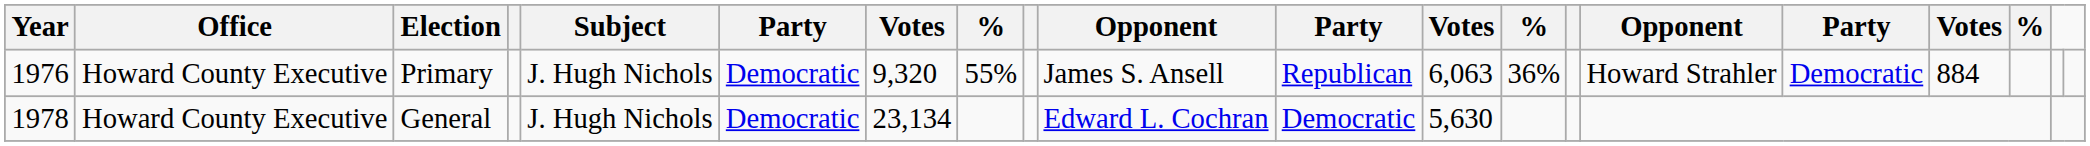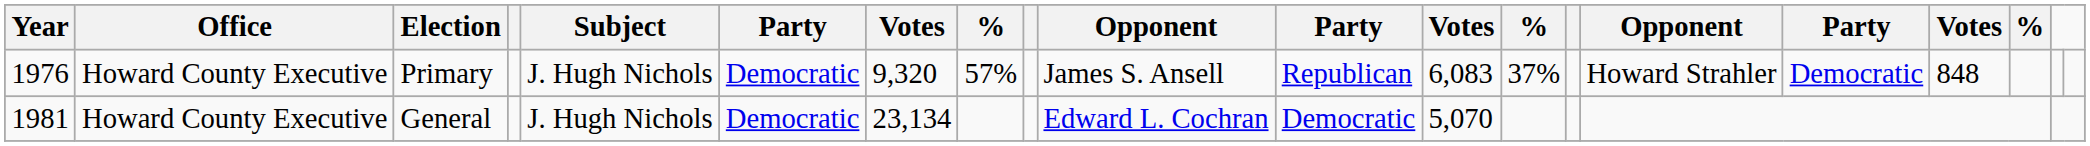(991, 72) 55% -> (991, 72) 57%
(1461, 72) 6,063 -> (1461, 72) 6,083
(1534, 72) 36% -> (1534, 72) 37%
(1958, 72) 884 -> (1958, 72) 848
(40, 118) 1978 -> (40, 118) 1981
(1461, 118) 5,630 -> (1461, 118) 5,070
